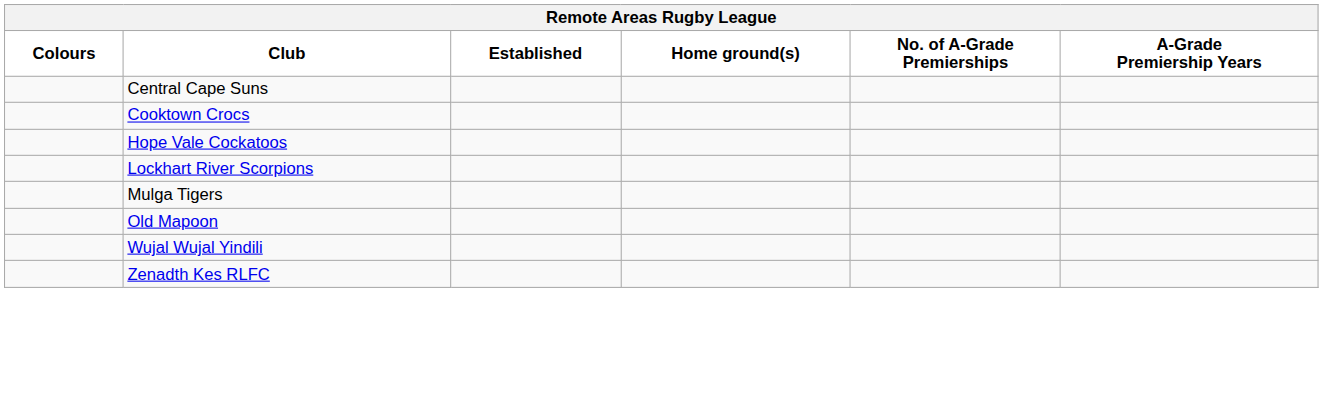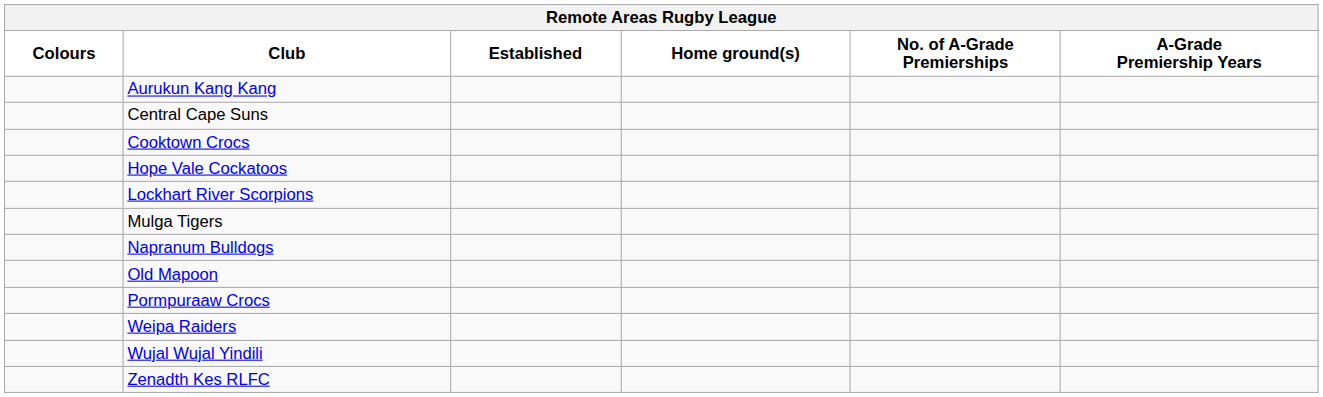+ row: (202, 89)
+ row: (200, 247)
+ row: (199, 300)
+ row: (182, 326)
